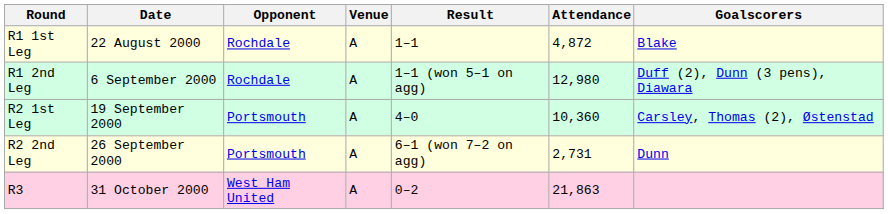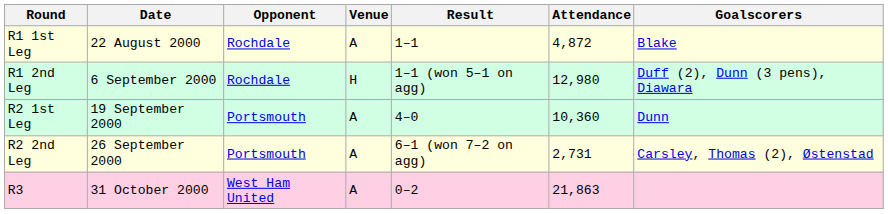(353, 81) A -> (353, 81) H
(756, 117) Carsley, Thomas (2), Østenstad -> (653, 117) Dunn
(653, 154) Dunn -> (756, 154) Carsley, Thomas (2), Østenstad
